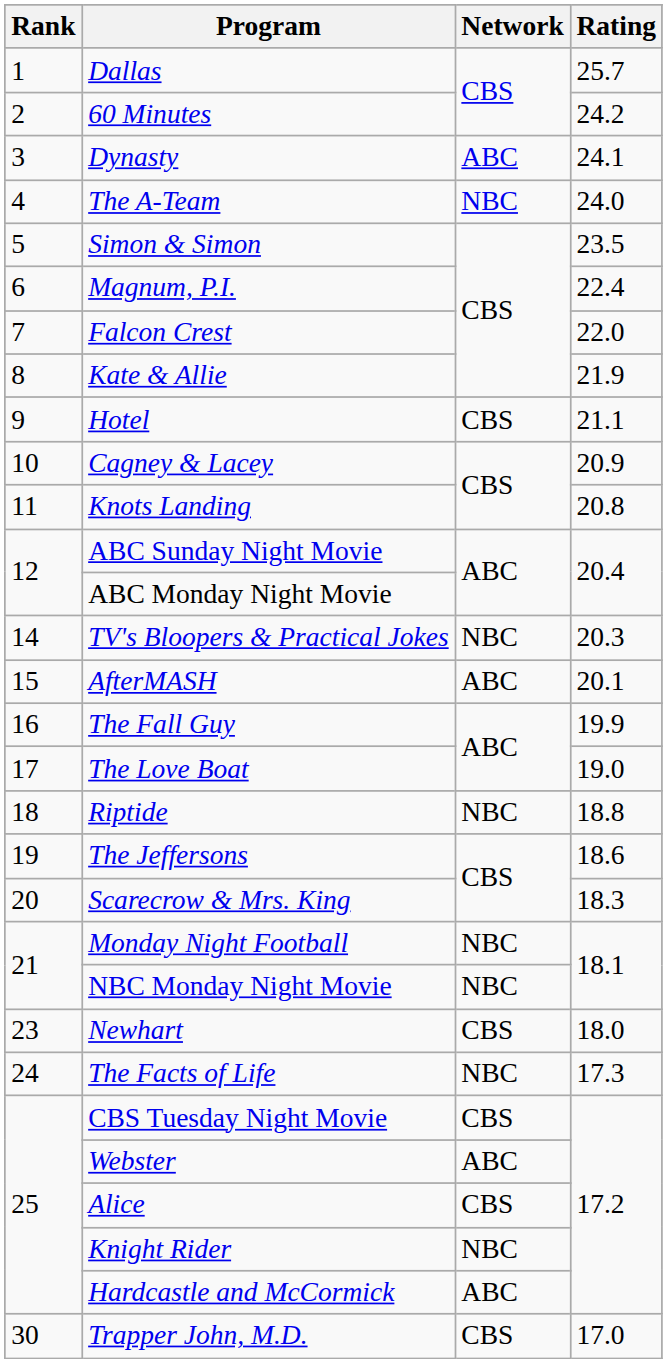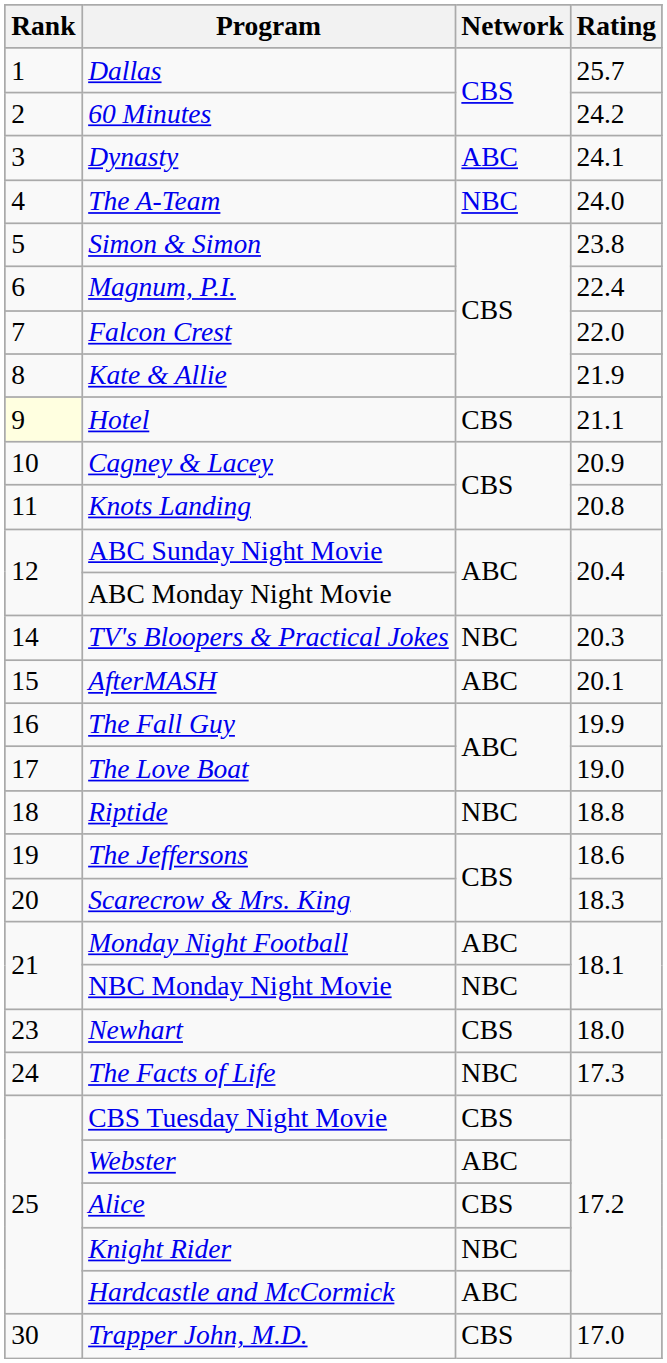(601, 244) 23.5 -> (601, 244) 23.8
(18, 419) no background -> (18, 419) lightyellow background
(490, 942) NBC -> (490, 942) ABC
